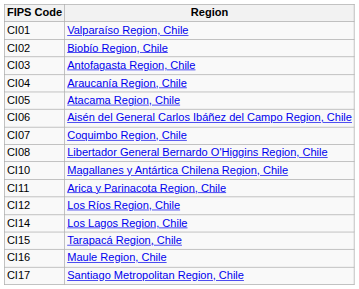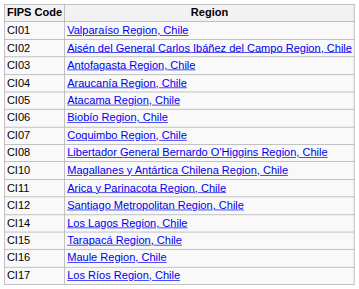(118, 48) Biobío Region, Chile -> (210, 48) Aisén del General Carlos Ibáñez del Campo Region, Chile
(210, 118) Aisén del General Carlos Ibáñez del Campo Region, Chile -> (118, 118) Biobío Region, Chile
(124, 205) Los Ríos Region, Chile -> (156, 205) Santiago Metropolitan Region, Chile
(156, 275) Santiago Metropolitan Region, Chile -> (124, 275) Los Ríos Region, Chile
